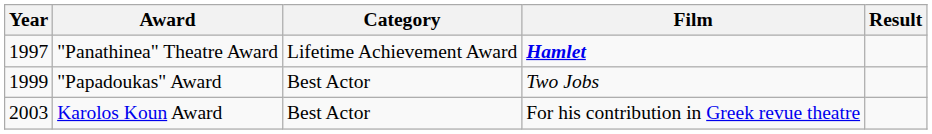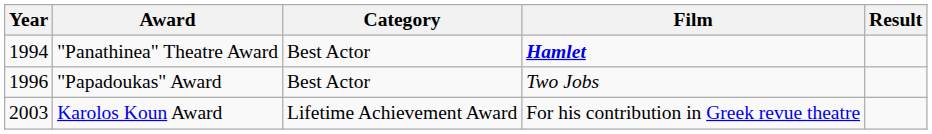(29, 50) 1997 -> (29, 50) 1994
(402, 50) Lifetime Achievement Award -> (328, 50) Best Actor
(29, 81) 1999 -> (29, 81) 1996
(328, 112) Best Actor -> (402, 112) Lifetime Achievement Award
